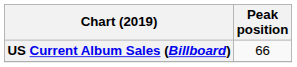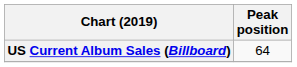(263, 51) 66 -> (263, 51) 64
